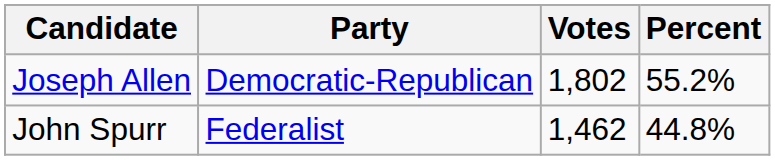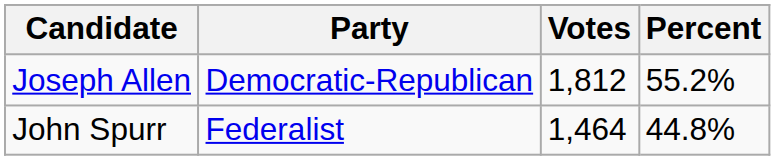(587, 79) 1,802 -> (587, 79) 1,812
(587, 129) 1,462 -> (587, 129) 1,464
